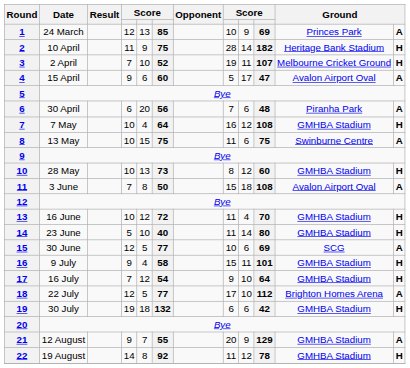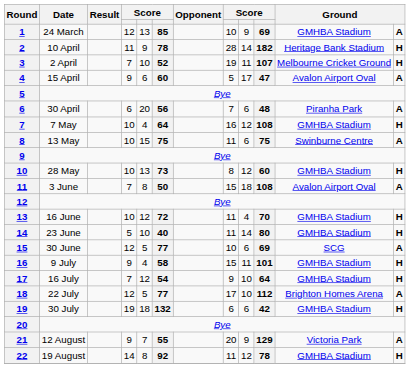(334, 32) Princes Park -> (334, 32) GMHBA Stadium
(163, 48) 75 -> (163, 48) 78
(334, 340) GMHBA Stadium -> (334, 340) Victoria Park
